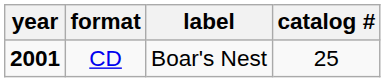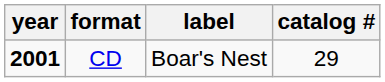(326, 58) 25 -> (326, 58) 29
